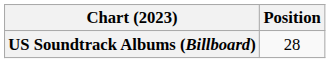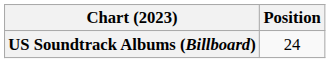(292, 44) 28 -> (292, 44) 24
